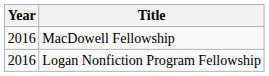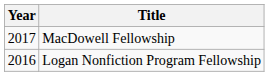(22, 37) 2016 -> (22, 37) 2017
